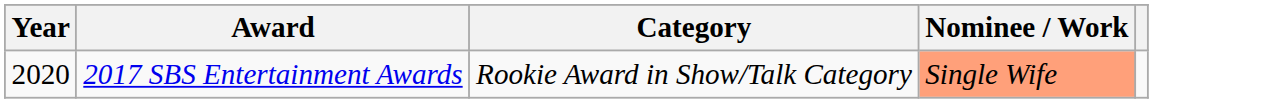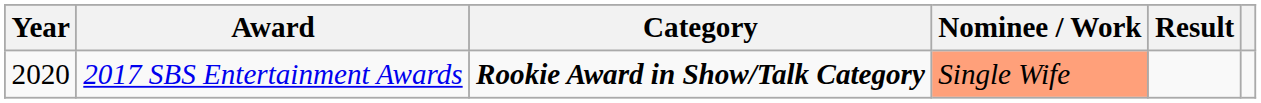+ column: (1195, 27)
(694, 73) normal -> (700, 73) bold
